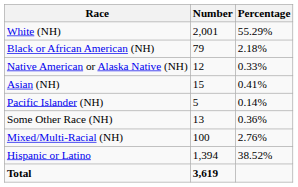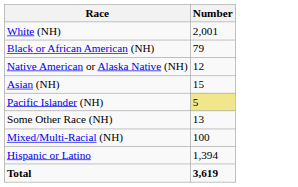- column: (264, 13)
(196, 102) no background -> (196, 102) khaki background
